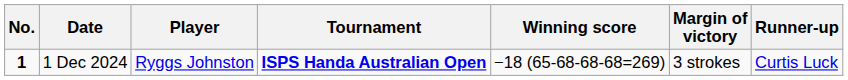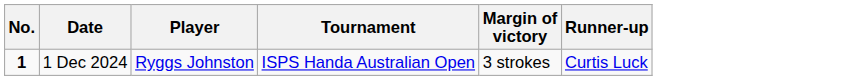- column: (580, 27)
(374, 63) bold -> (368, 63) normal
